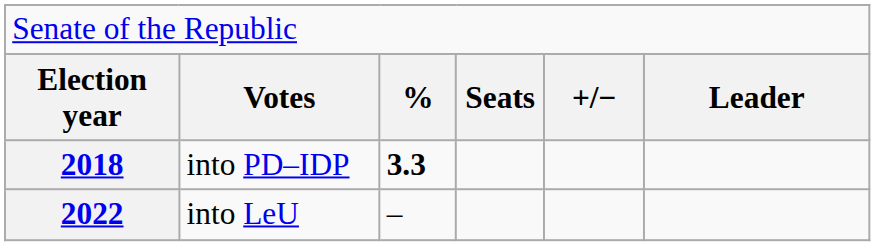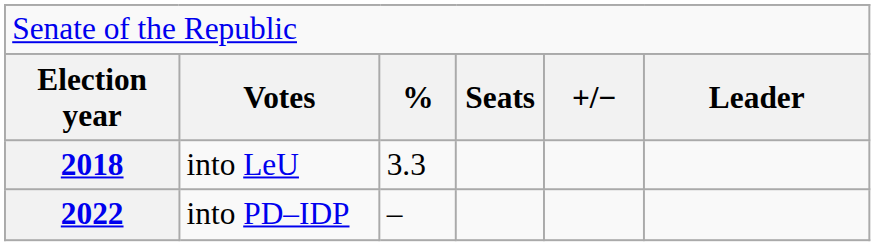(268, 164) into PD–IDP -> (243, 164) into LeU
(406, 164) bold -> (406, 164) normal
(243, 213) into LeU -> (268, 213) into PD–IDP
